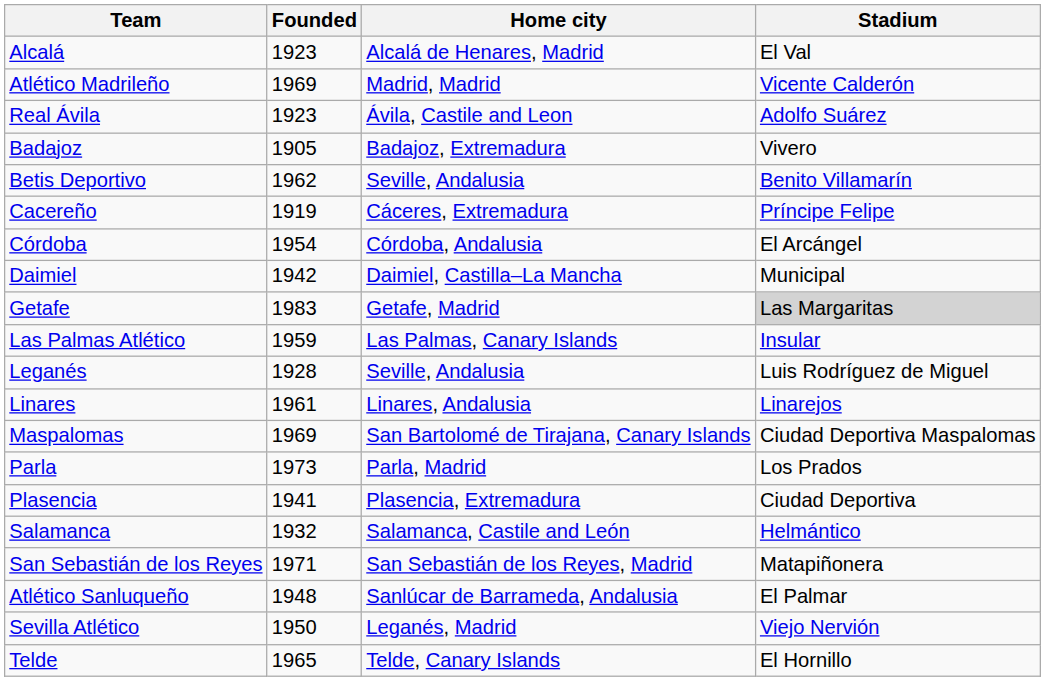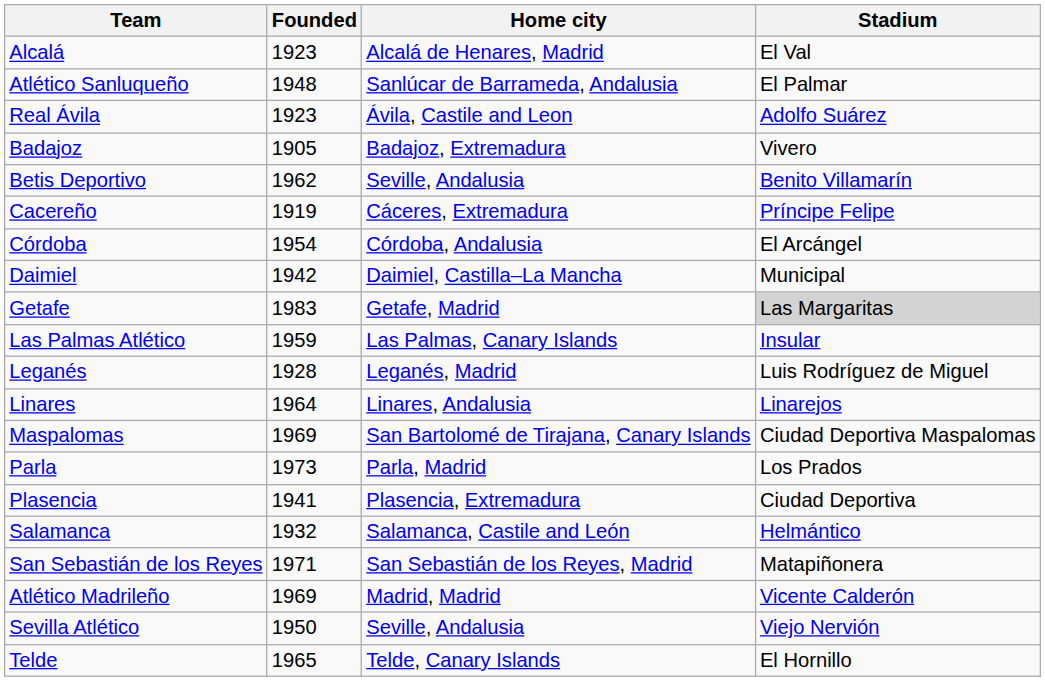rows swapped: (89, 84) <-> (99, 595)
(445, 372) Seville, Andalusia -> (441, 372) Leganés, Madrid
(294, 404) 1961 -> (294, 404) 1964
(441, 627) Leganés, Madrid -> (445, 627) Seville, Andalusia
